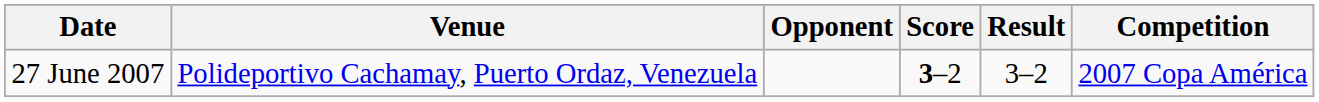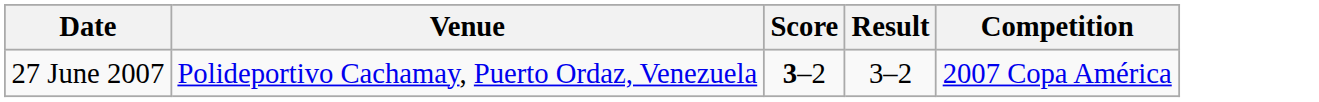- column: (832, 27)
